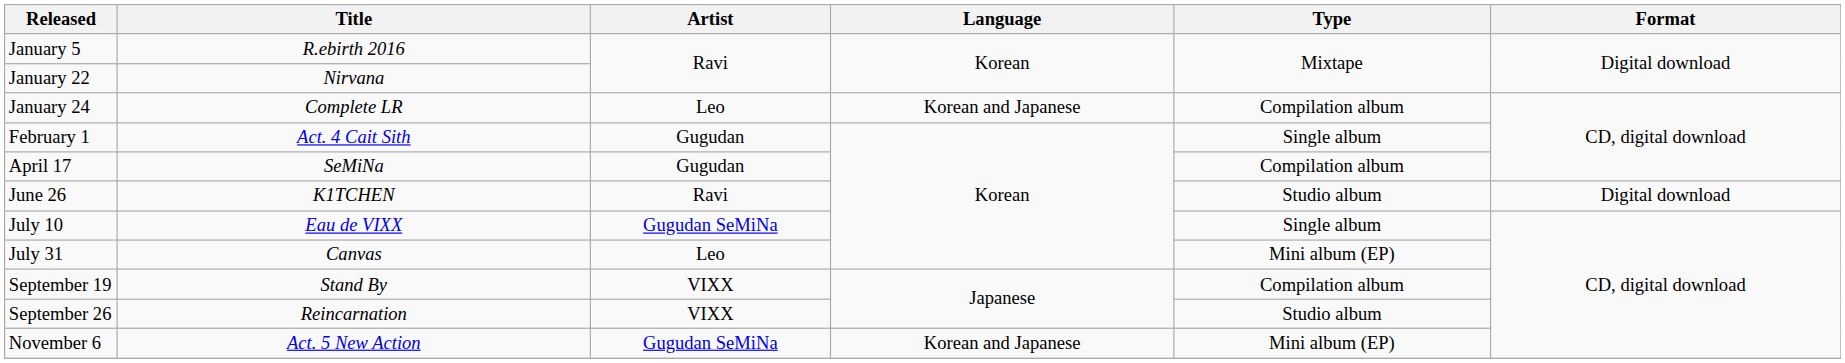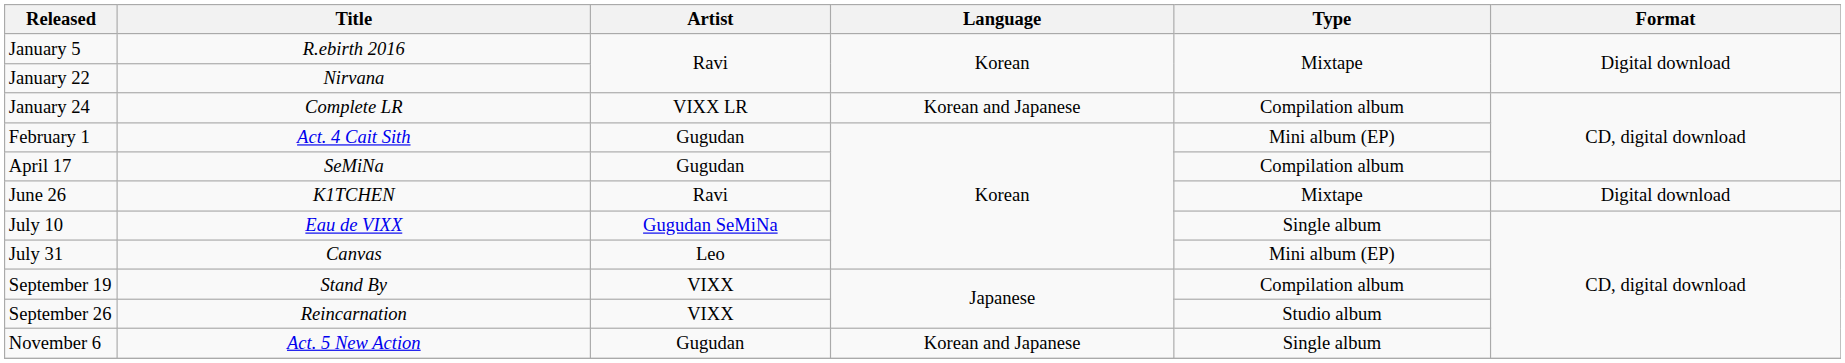(710, 107) Leo -> (710, 107) VIXX LR
(1332, 136) Single album -> (1332, 136) Mini album (EP)
(1332, 195) Studio album -> (1332, 195) Mixtape
(710, 343) Gugudan SeMiNa -> (710, 343) Gugudan
(1332, 343) Mini album (EP) -> (1332, 343) Single album
